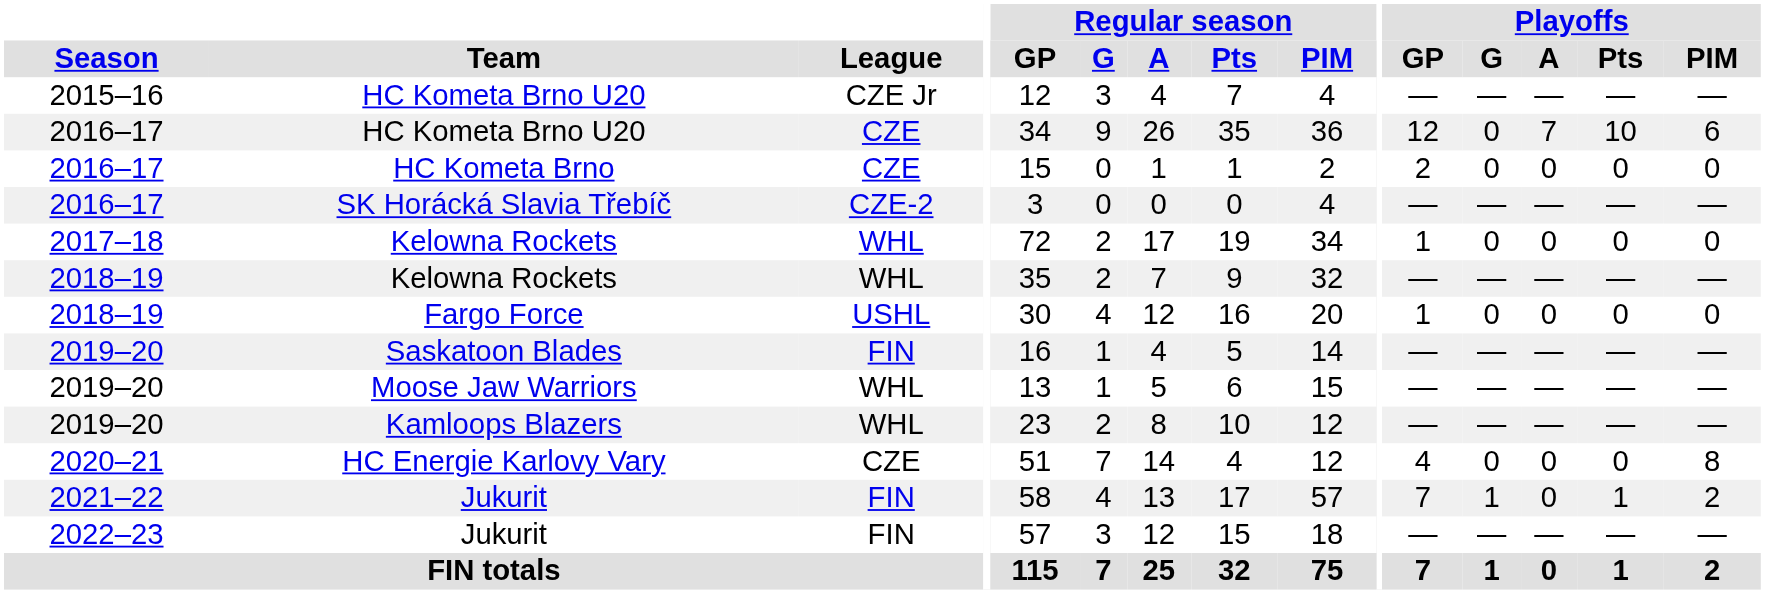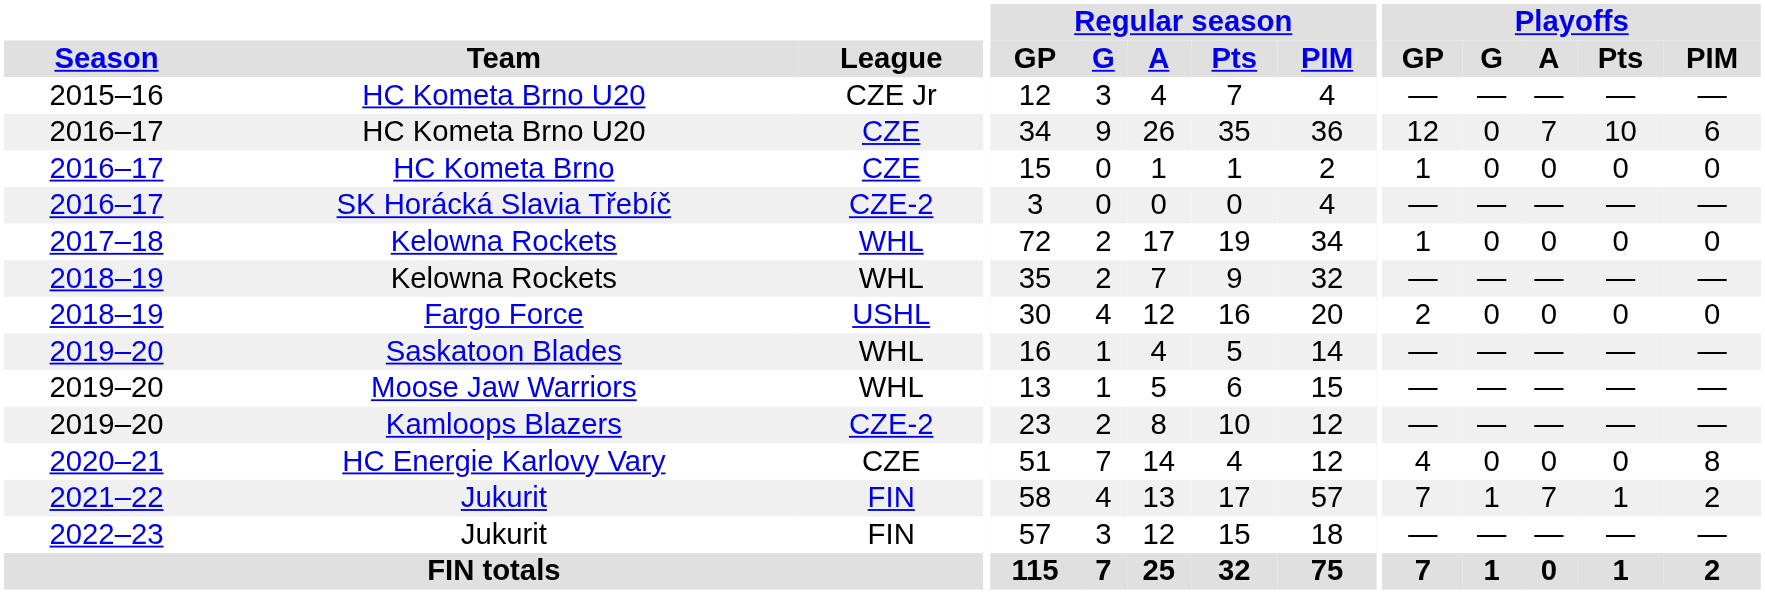(1423, 168) 2 -> (1423, 168) 1
(1423, 314) 1 -> (1423, 314) 2
(891, 351) FIN -> (891, 351) WHL
(891, 424) WHL -> (891, 424) CZE-2
(1549, 497) 0 -> (1549, 497) 7
